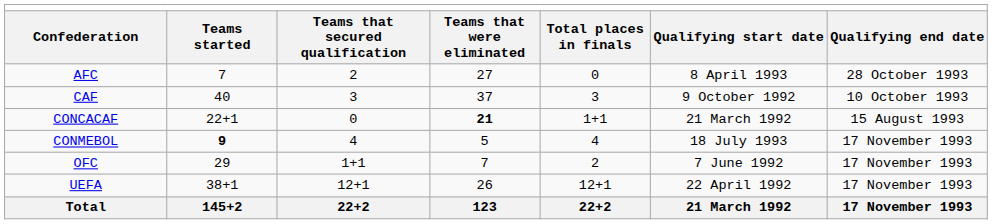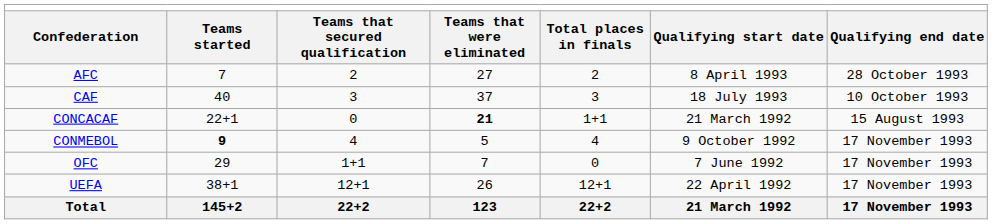(595, 75) 0 -> (595, 75) 2
(739, 97) 9 October 1992 -> (739, 97) 18 July 1993
(739, 141) 18 July 1993 -> (739, 141) 9 October 1992
(595, 163) 2 -> (595, 163) 0
